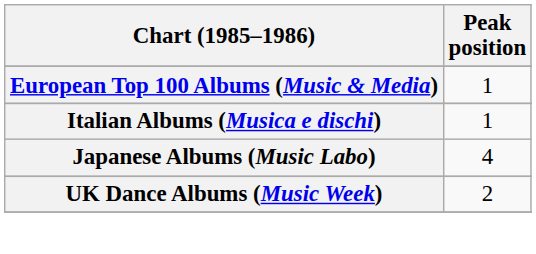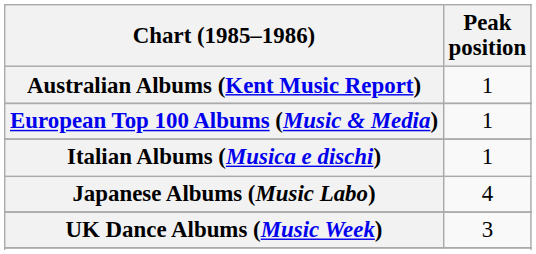+ row: (224, 84)
(487, 193) 2 -> (487, 229) 3
